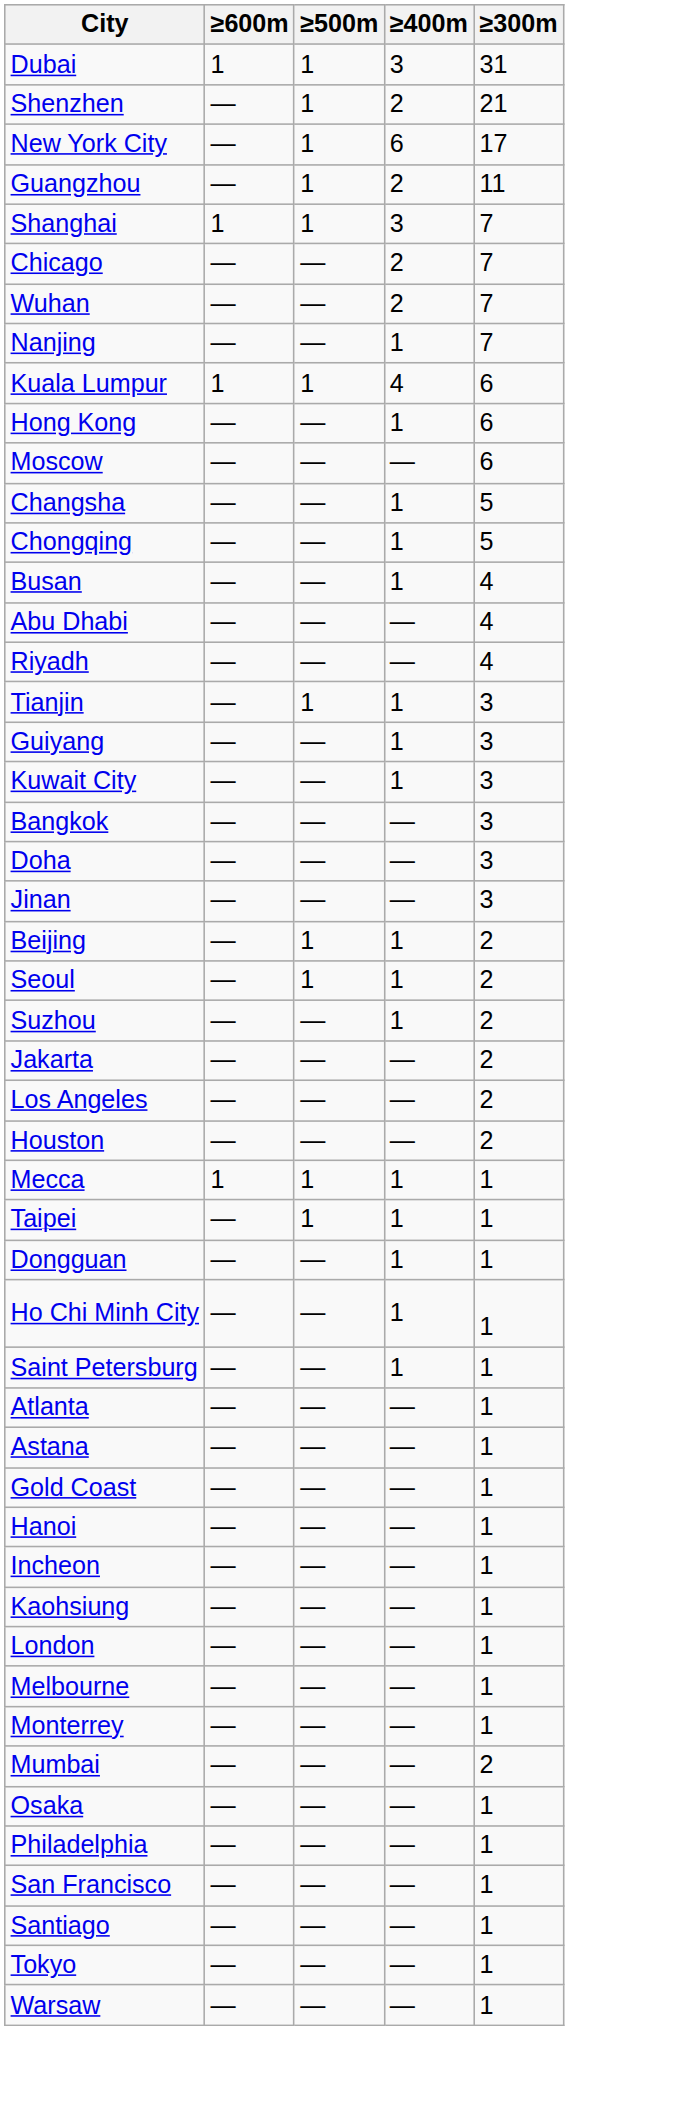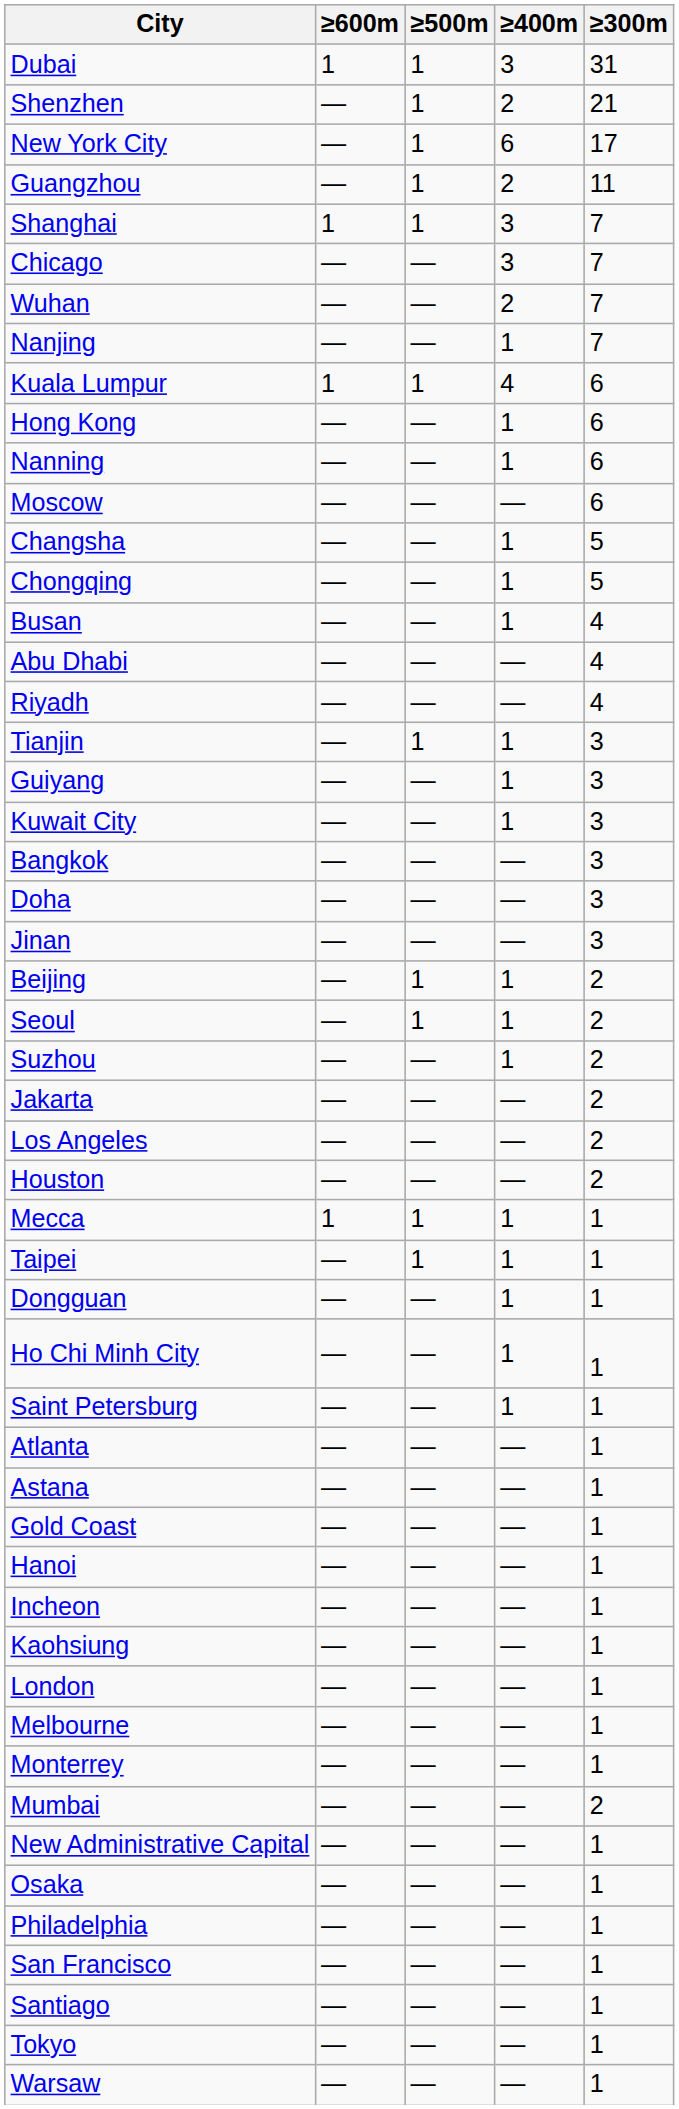(397, 263) 2 -> (507, 263) 3
+ row: (57, 462)
+ row: (160, 1845)
